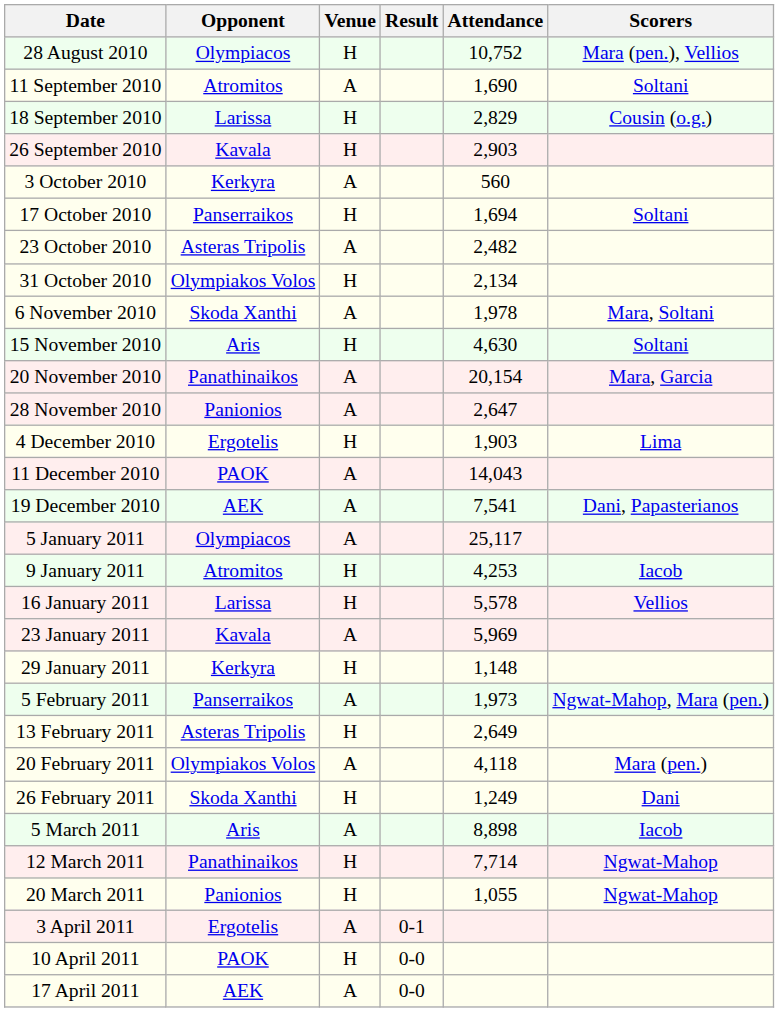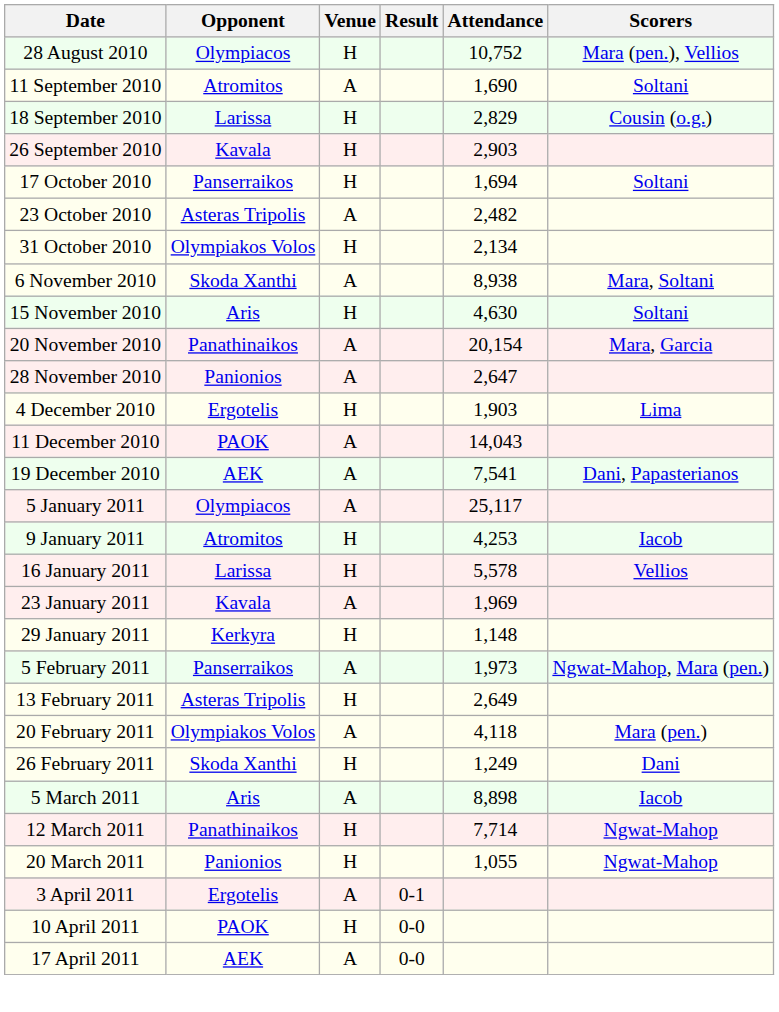- row: (85, 182)
(495, 311) 1,978 -> (495, 279) 8,938
(495, 635) 5,969 -> (495, 602) 1,969
